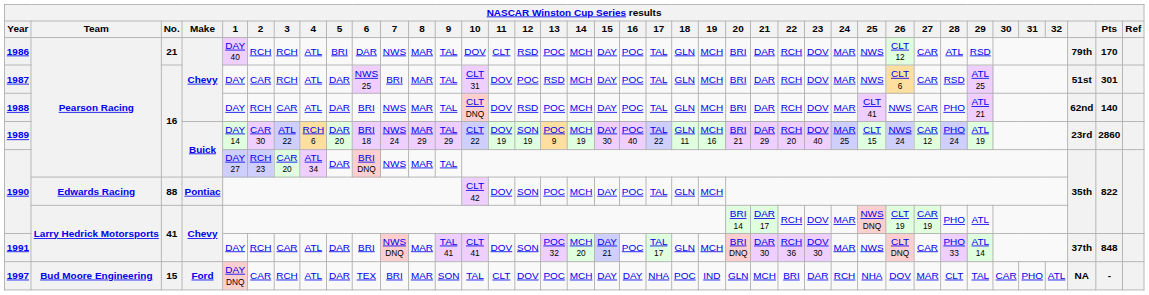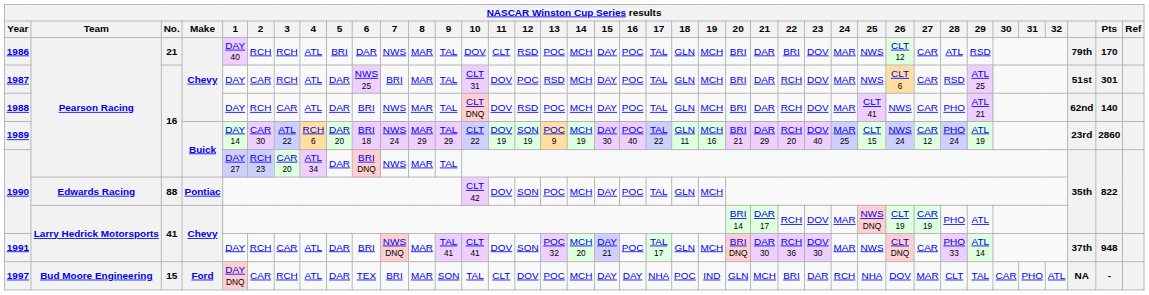(791, 51) RCH -> (791, 51) BRI
(1109, 248) 848 -> (1109, 248) 948
